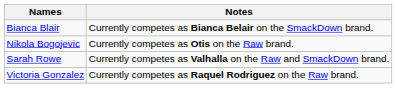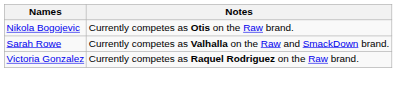- row: (33, 28)
